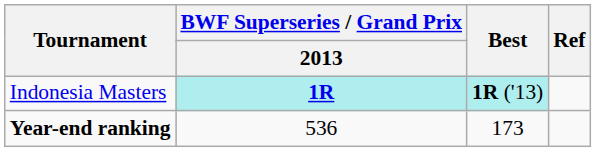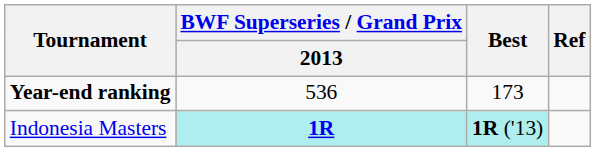rows swapped: (88, 93) <-> (90, 128)
